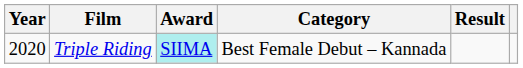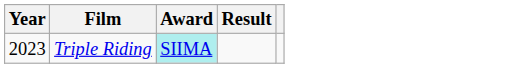- column: (334, 19)
(27, 48) 2020 -> (27, 48) 2023
